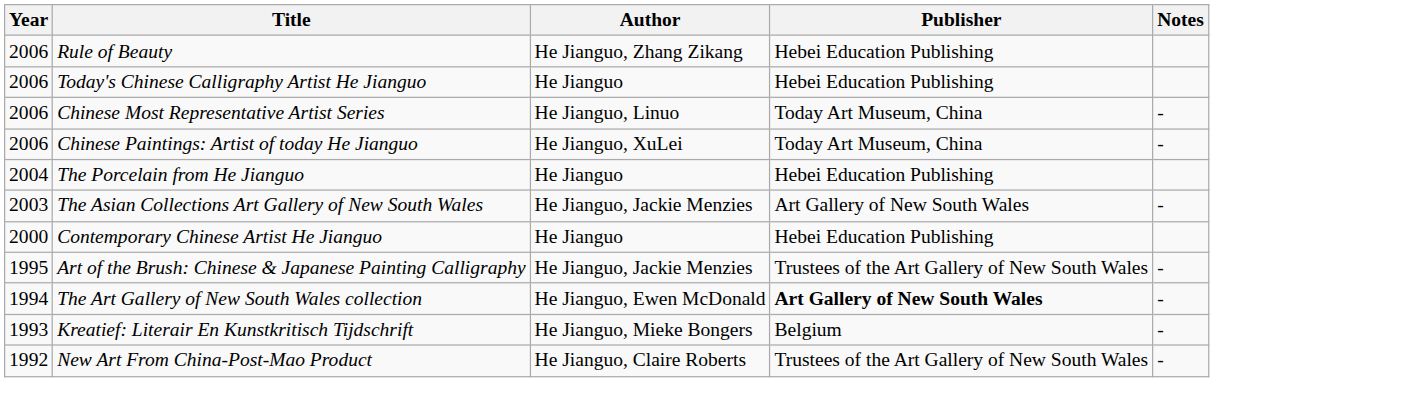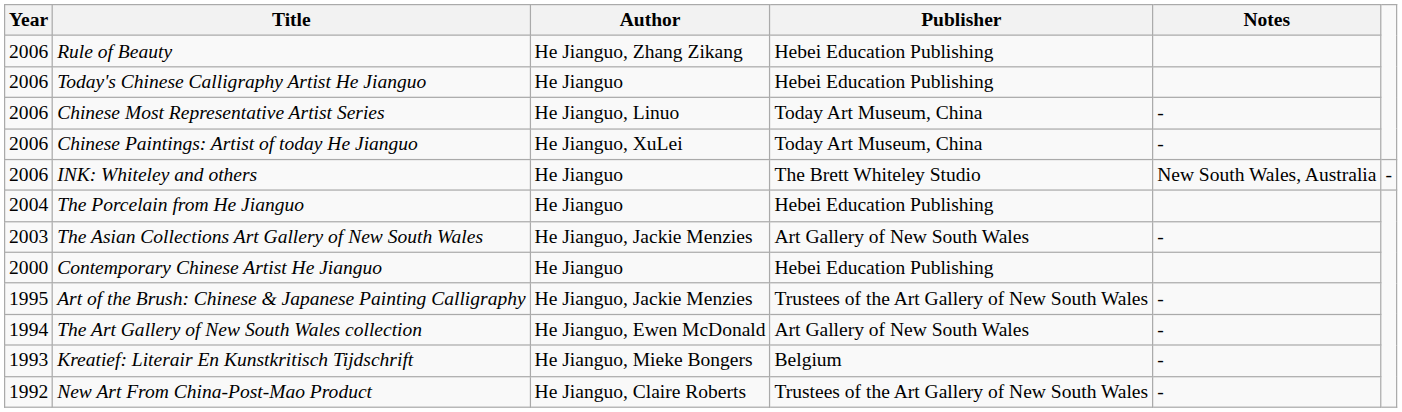+ row: (157, 174)
(909, 298) bold -> (902, 329) normal
